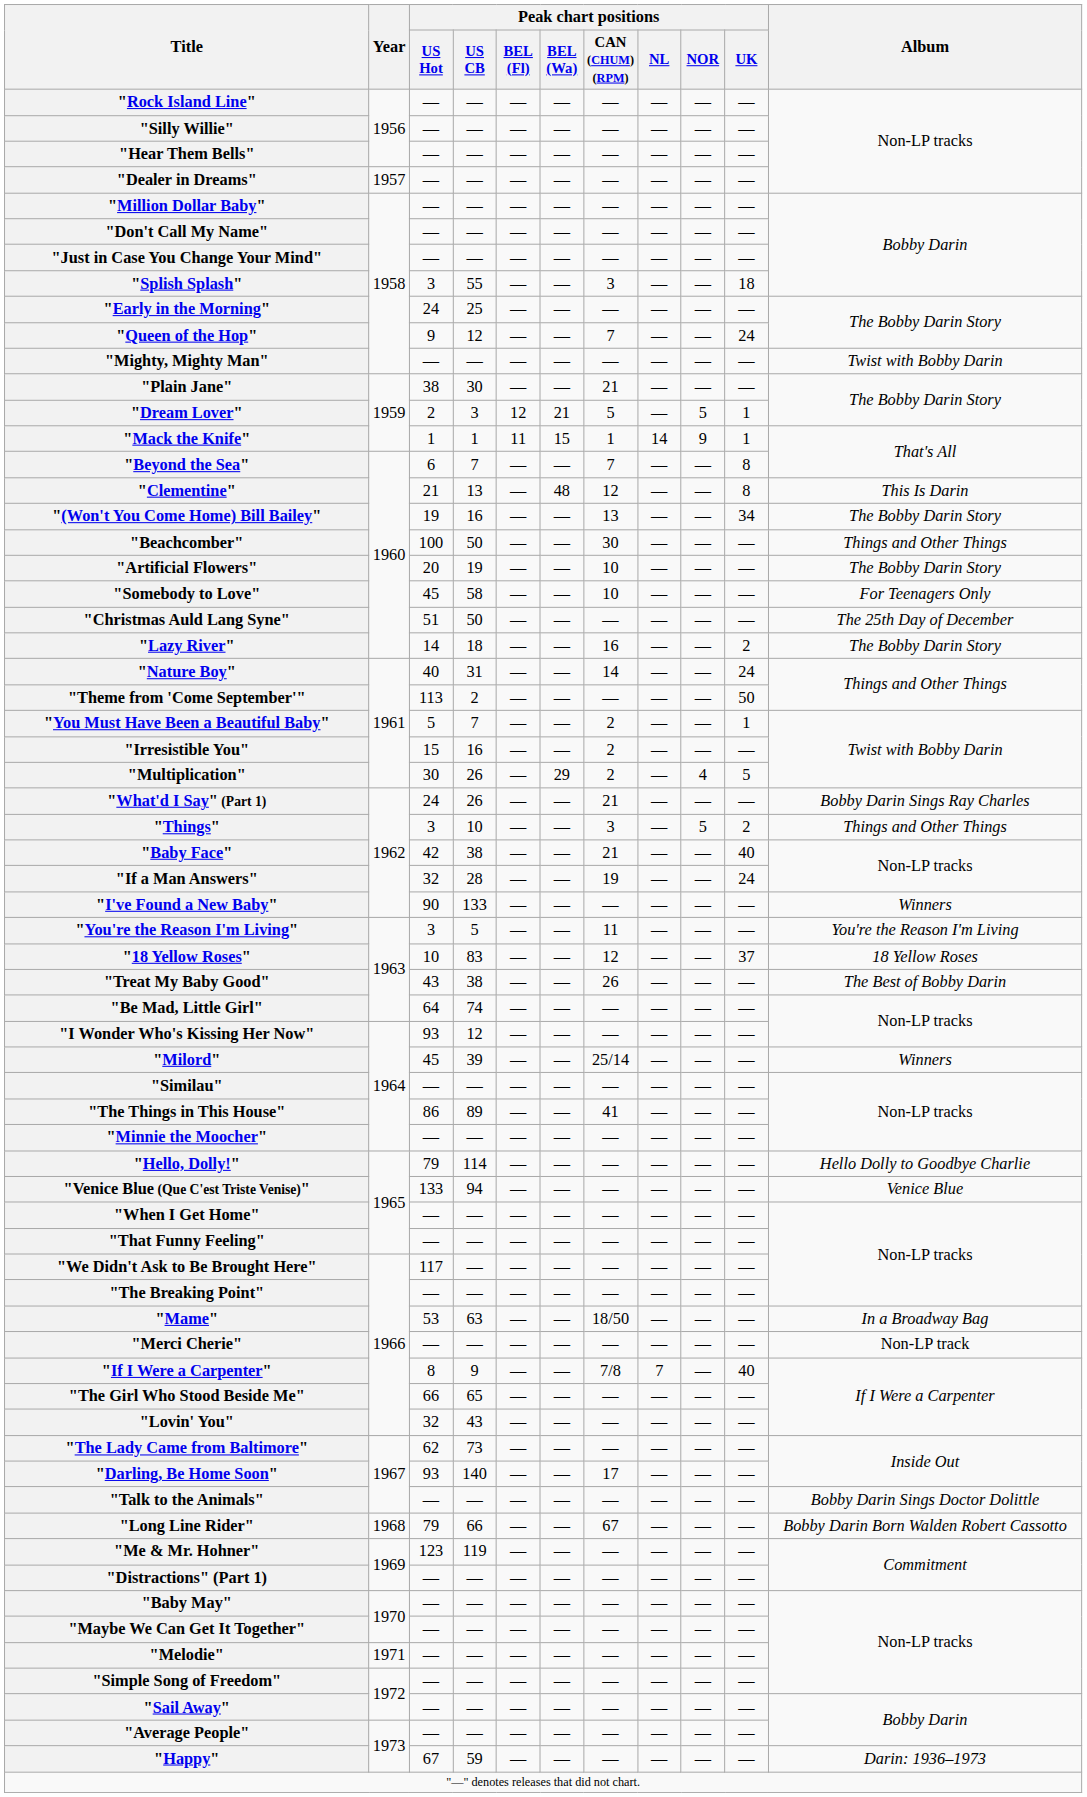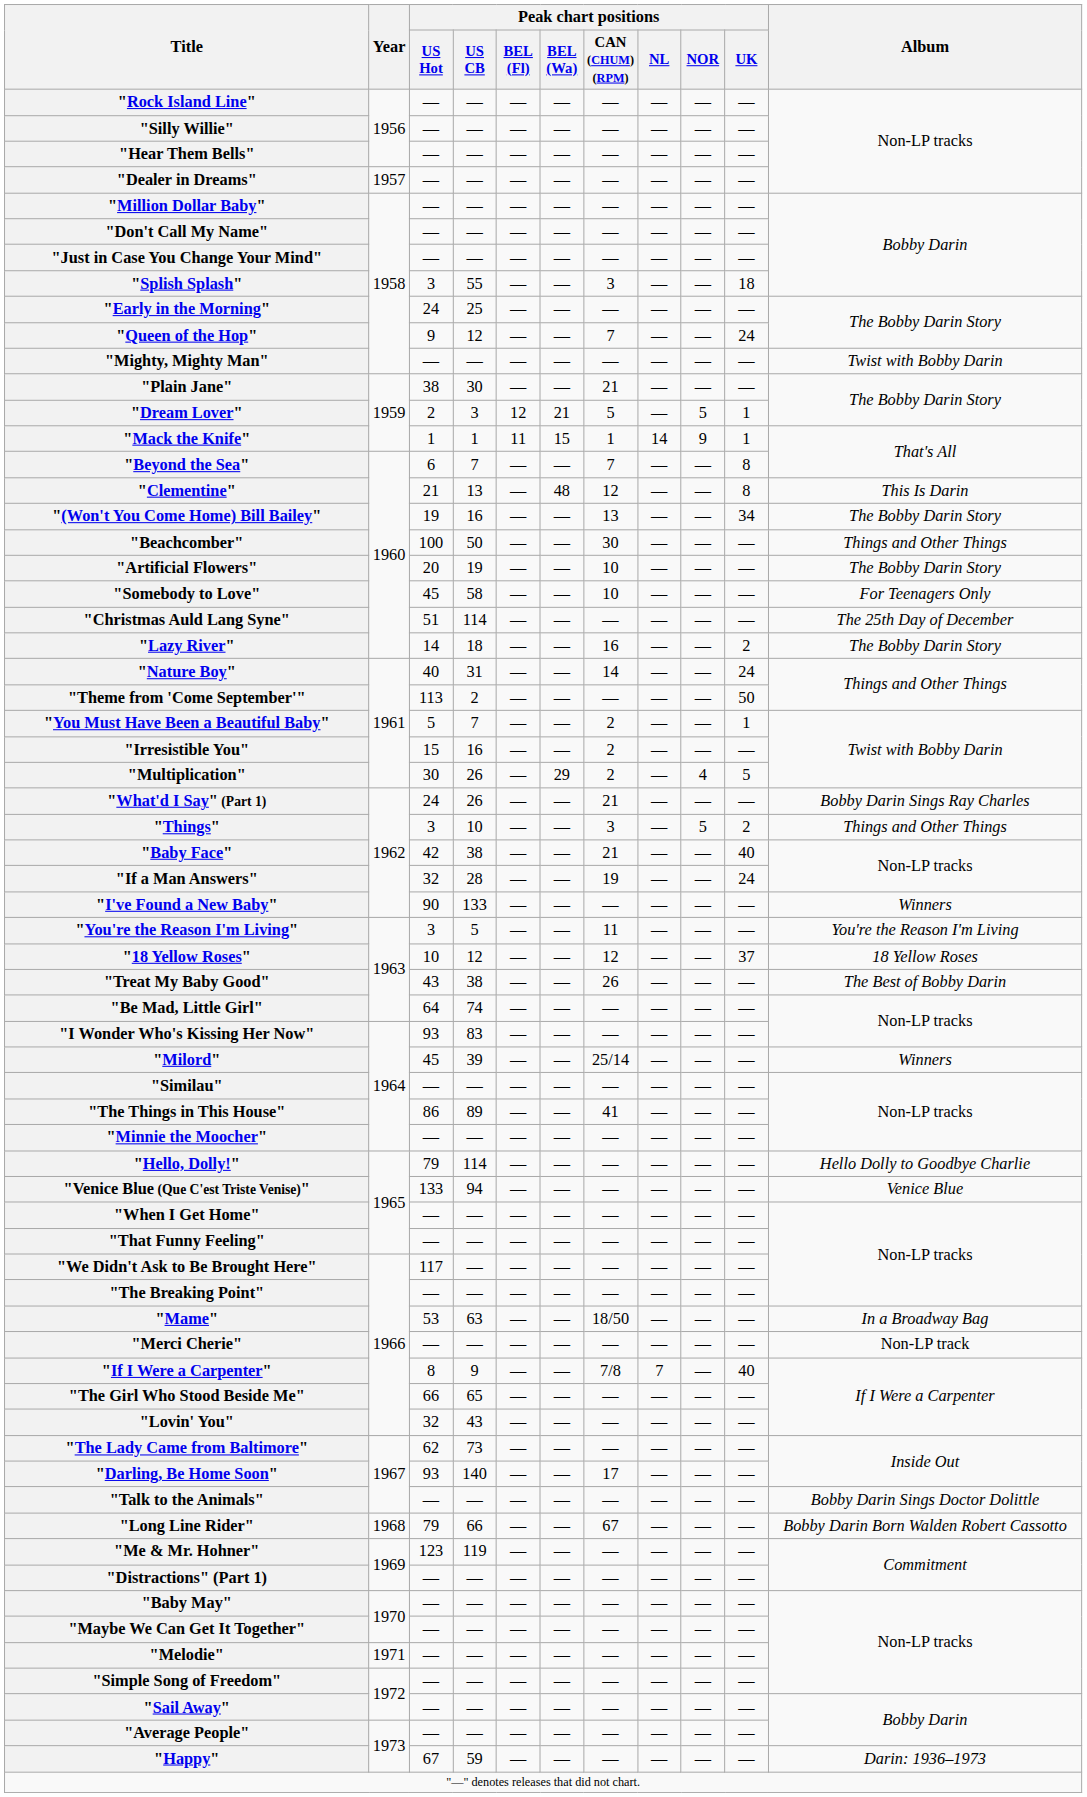(475, 619) 50 -> (475, 619) 114
(475, 956) 83 -> (475, 956) 12
(475, 1033) 12 -> (475, 1033) 83
